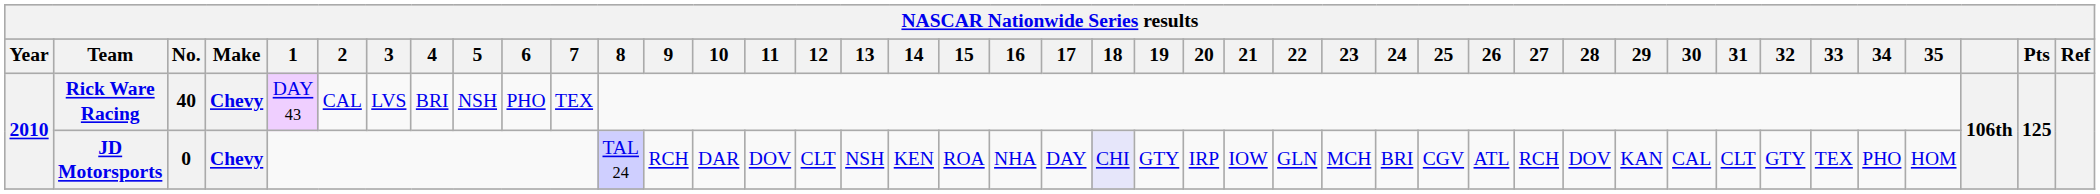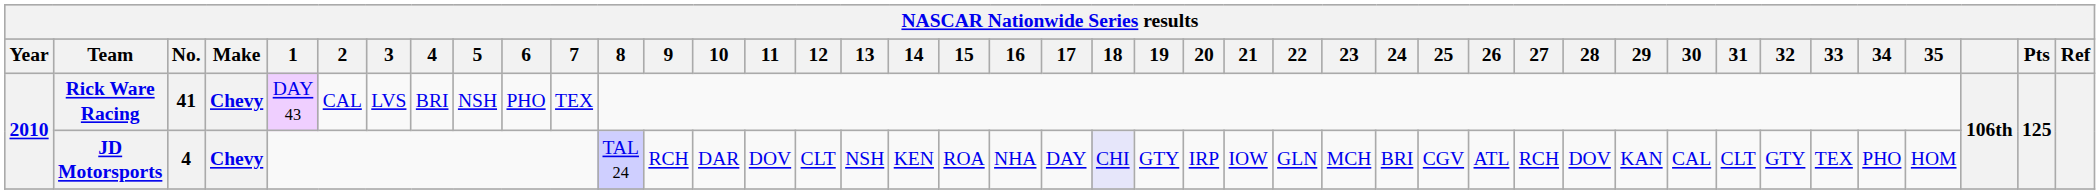(186, 101) 40 -> (186, 101) 41
(186, 159) 0 -> (186, 159) 4
